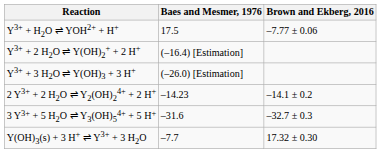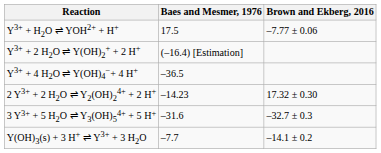- row: (71, 73)
+ row: (72, 73)
(289, 95) –14.1 ± 0.2 -> (292, 95) 17.32 ± 0.30
(292, 137) 17.32 ± 0.30 -> (289, 137) –14.1 ± 0.2
